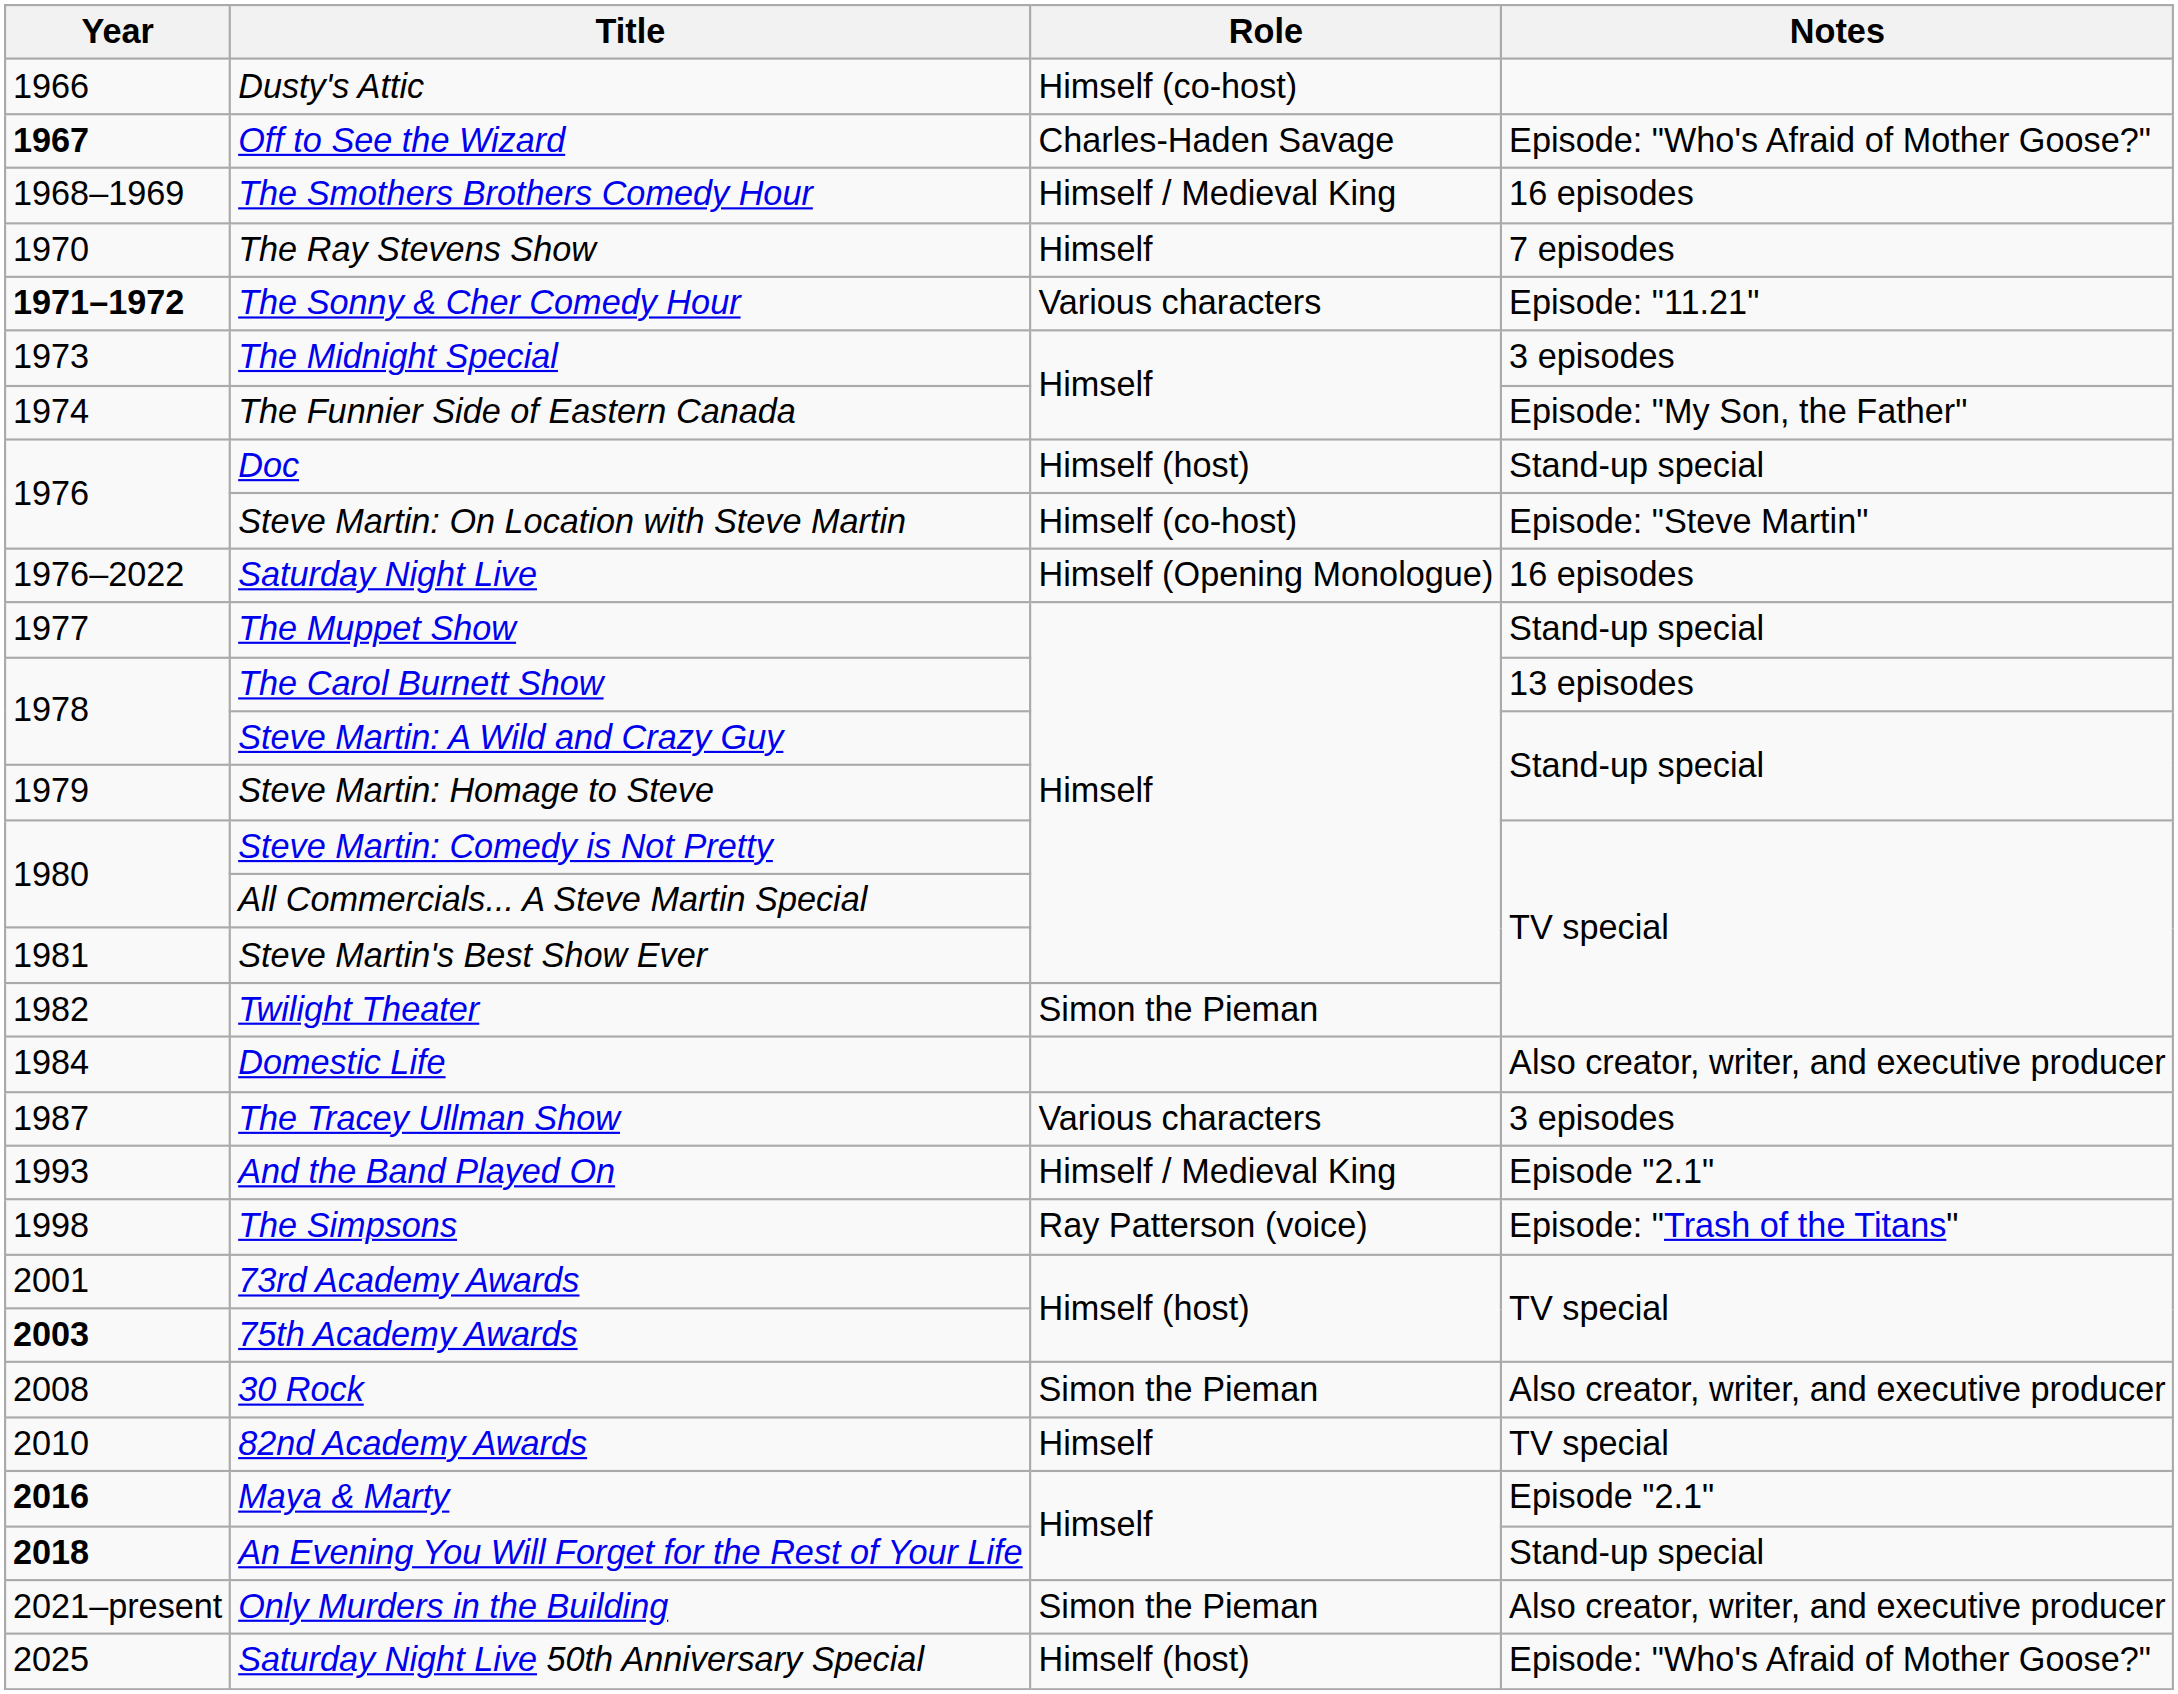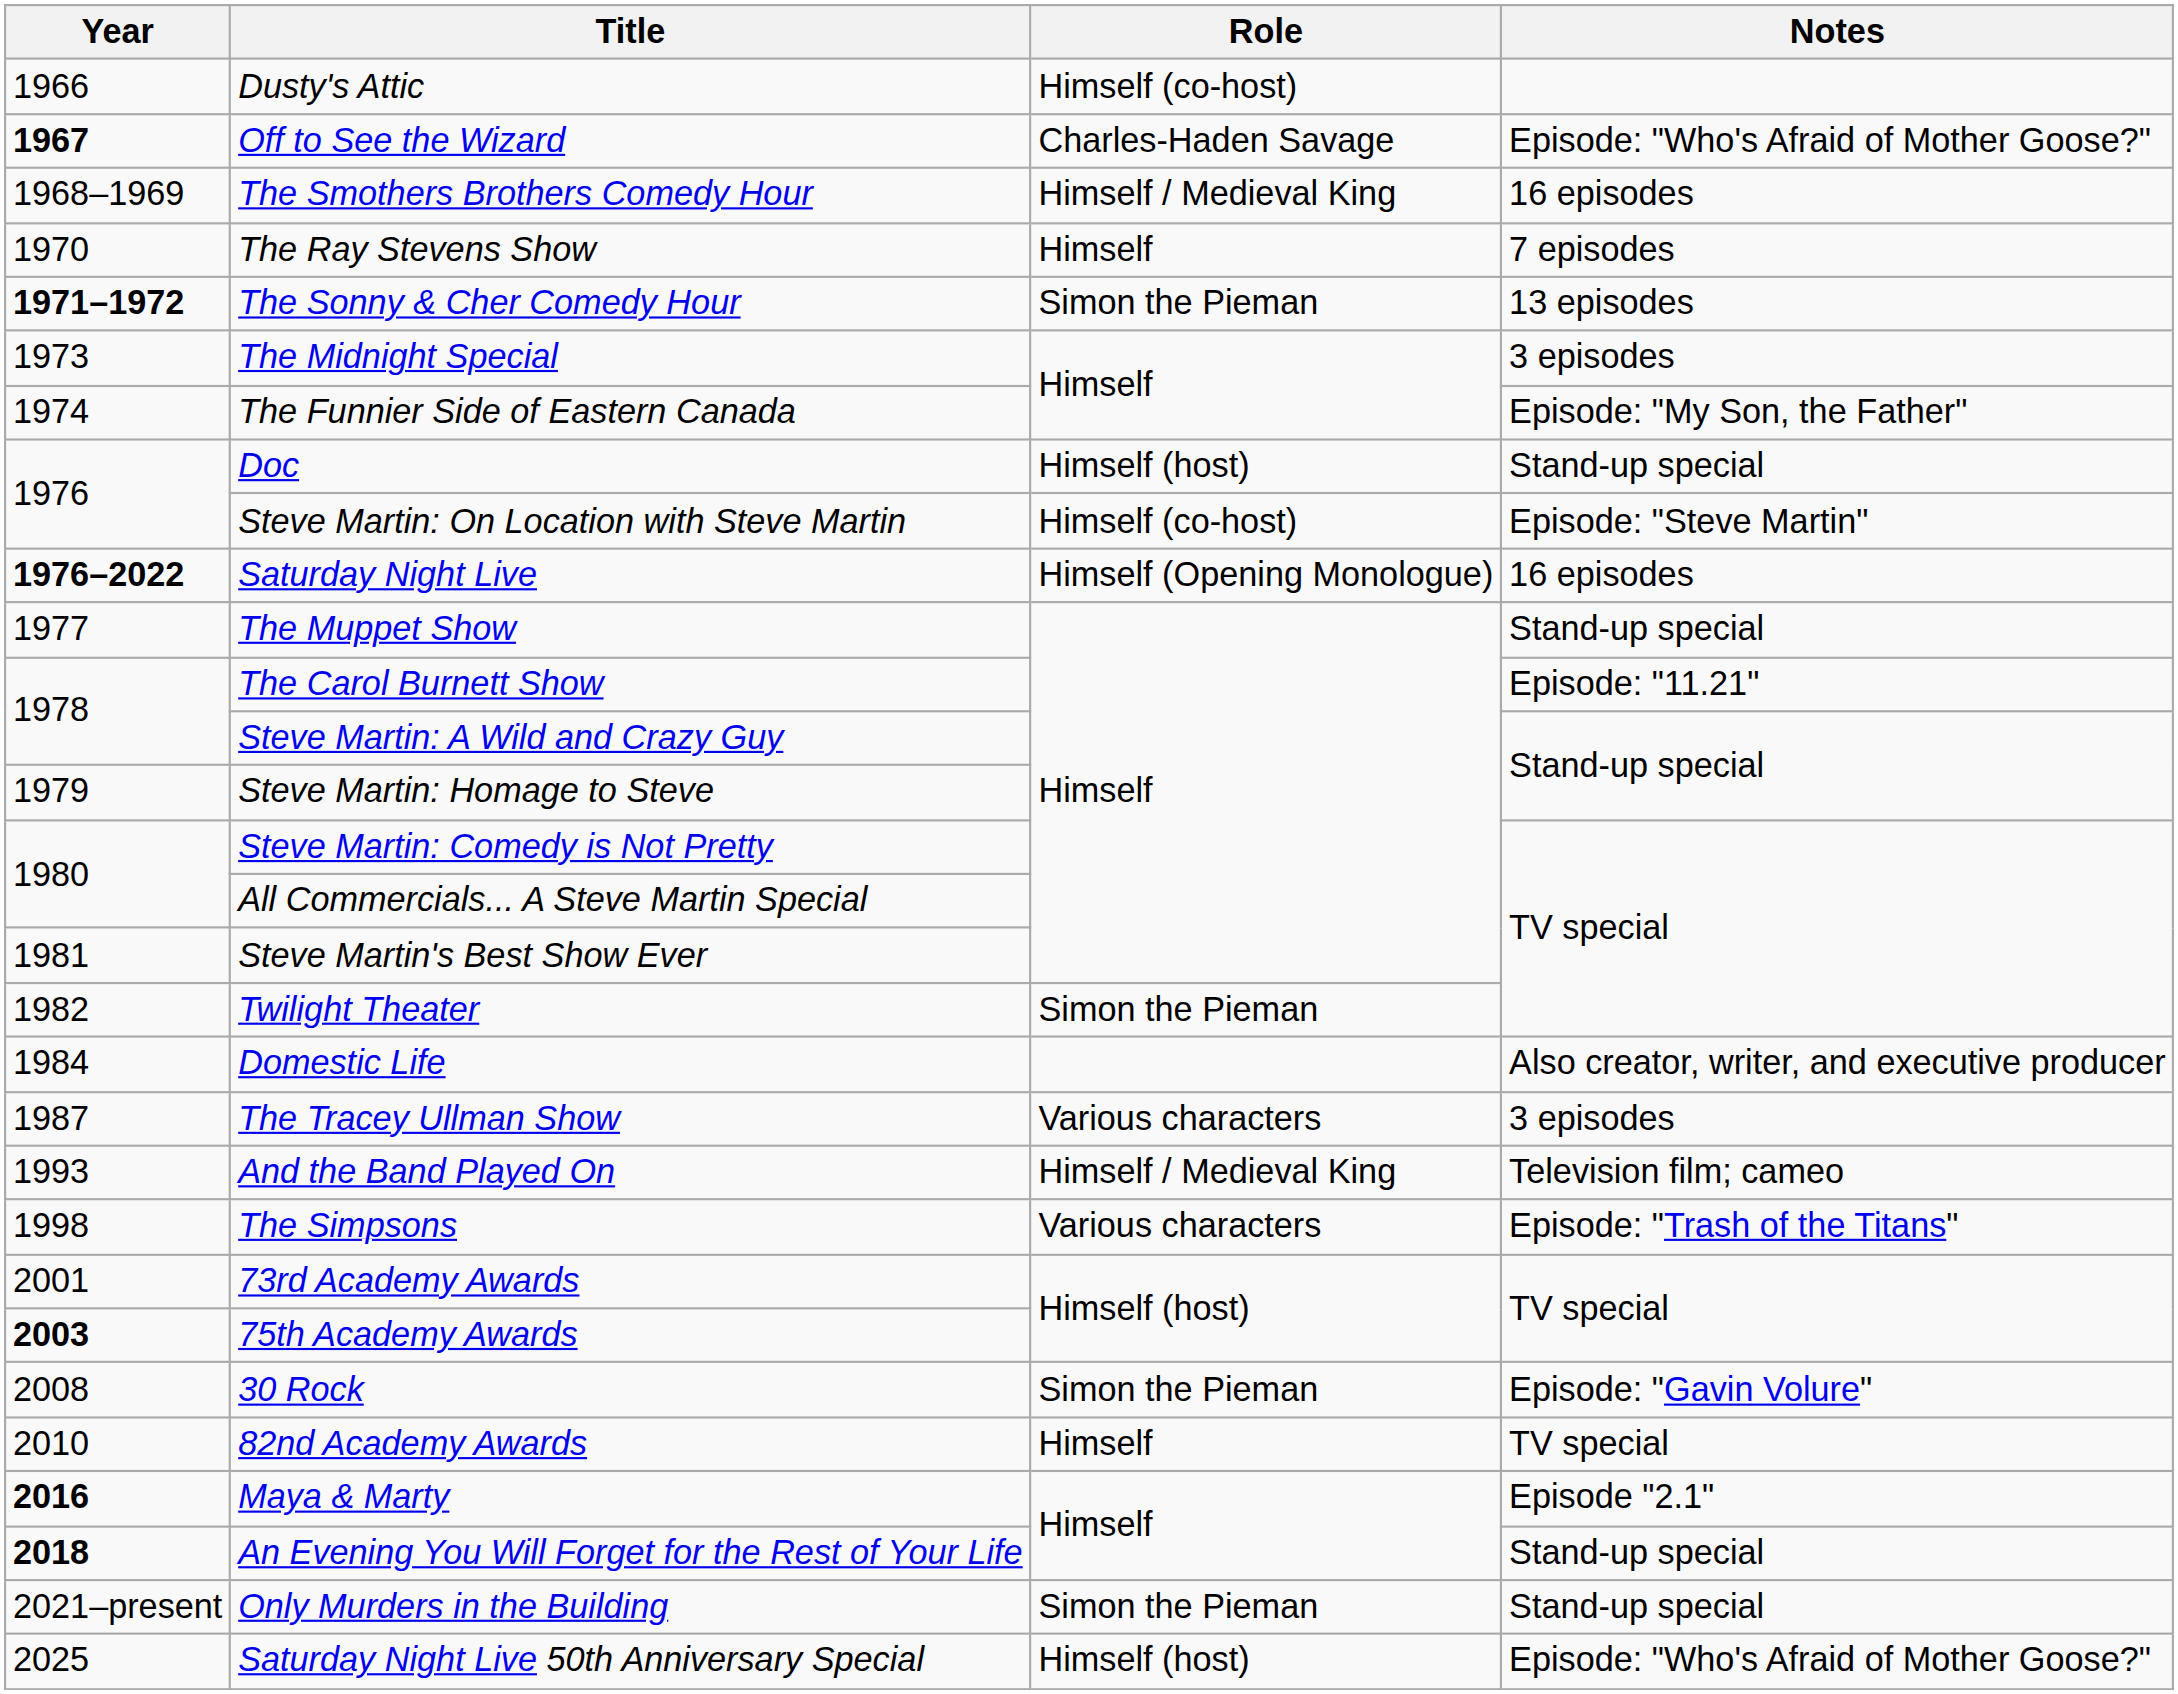(1180, 303) Various characters -> (1178, 303) Simon the Pieman
(1634, 303) Episode: "11.21" -> (1601, 303) 13 episodes
(99, 574) normal -> (99, 574) bold
(1601, 683) 13 episodes -> (1634, 683) Episode: "11.21"
(1612, 1172) Episode "2.1" -> (1677, 1172) Television film; cameo
(1203, 1226) Ray Patterson (voice) -> (1180, 1226) Various characters
(1837, 1389) Also creator, writer, and executive producer -> (1691, 1389) Episode: "Gavin Volure"
(1837, 1606) Also creator, writer, and executive producer -> (1637, 1606) Stand-up special
